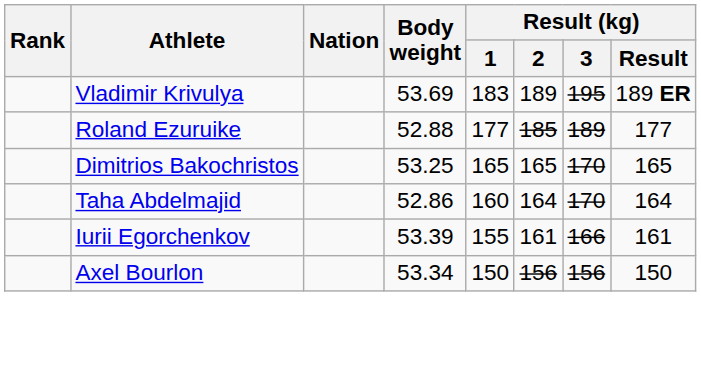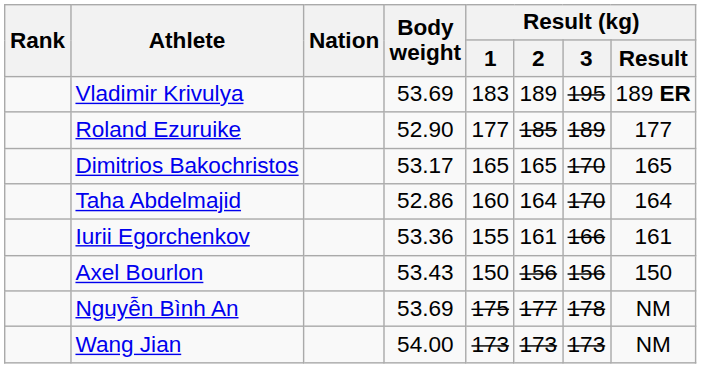(425, 129) 52.88 -> (425, 129) 52.90
(425, 165) 53.25 -> (425, 165) 53.17
(425, 237) 53.39 -> (425, 237) 53.36
(425, 272) 53.34 -> (425, 272) 53.43
+ row: (157, 308)
+ row: (128, 344)
